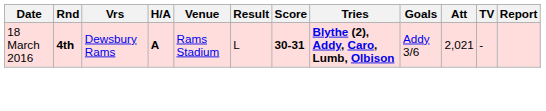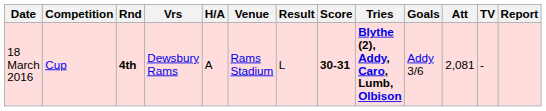+ column: (79, 13)
(155, 45) bold -> (209, 64) normal
(459, 45) 2,021 -> (460, 64) 2,081
